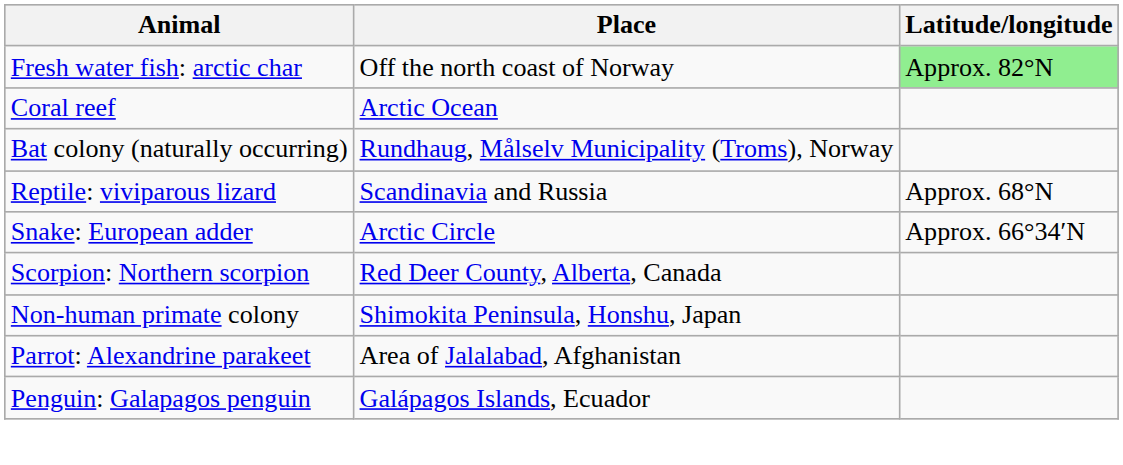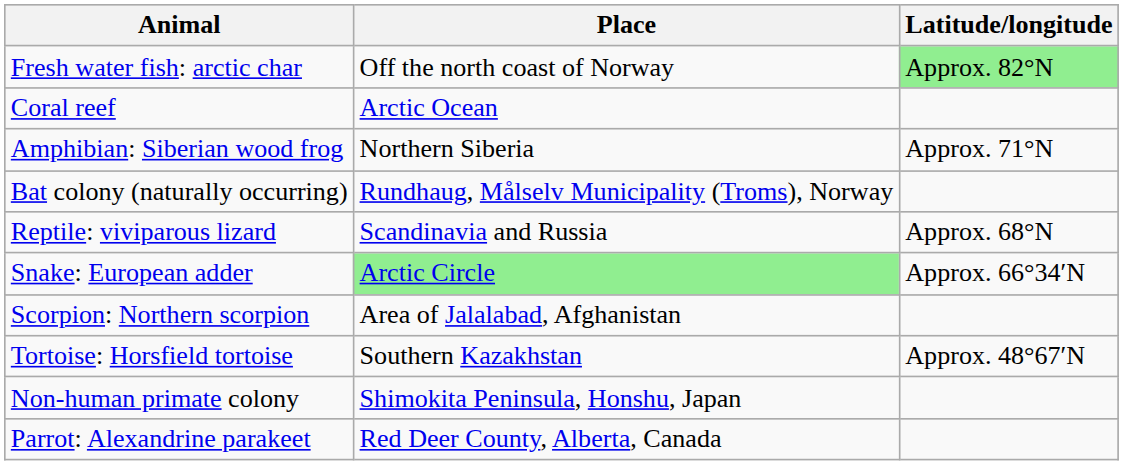+ row: (177, 149)
(427, 231) no background -> (427, 273) lightgreen background
(541, 273) Red Deer County, Alberta, Canada -> (520, 314) Area of Jalalabad, Afghanistan
+ row: (152, 356)
(520, 356) Area of Jalalabad, Afghanistan -> (541, 438) Red Deer County, Alberta, Canada
- row: (161, 397)
